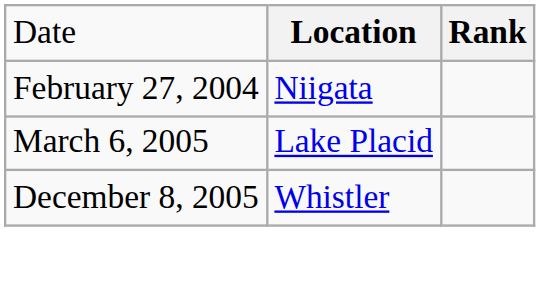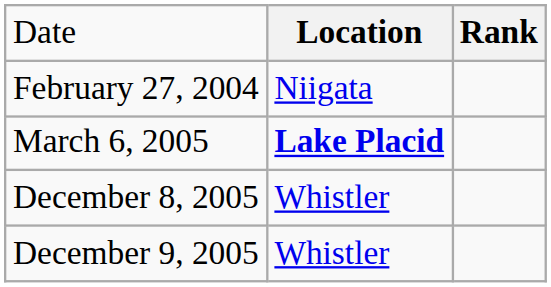(354, 142) normal -> (359, 142) bold
+ row: (136, 252)
